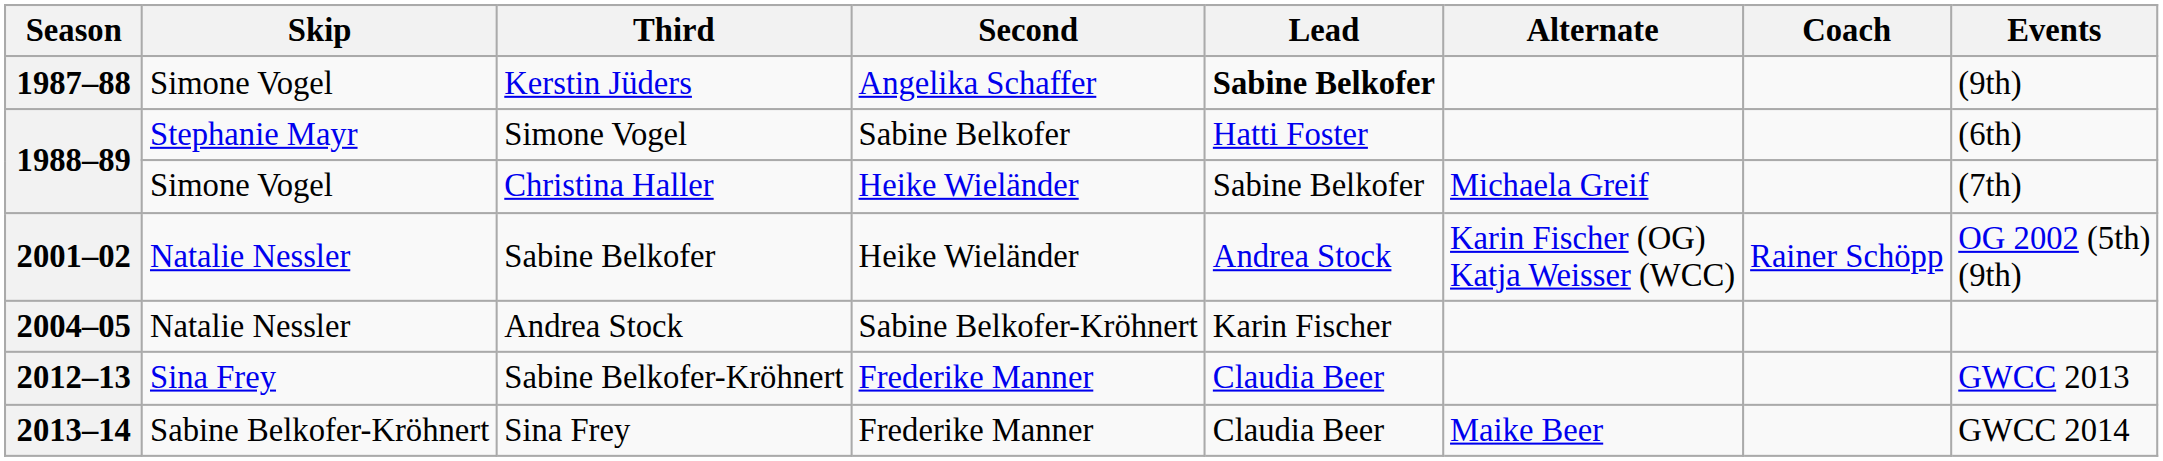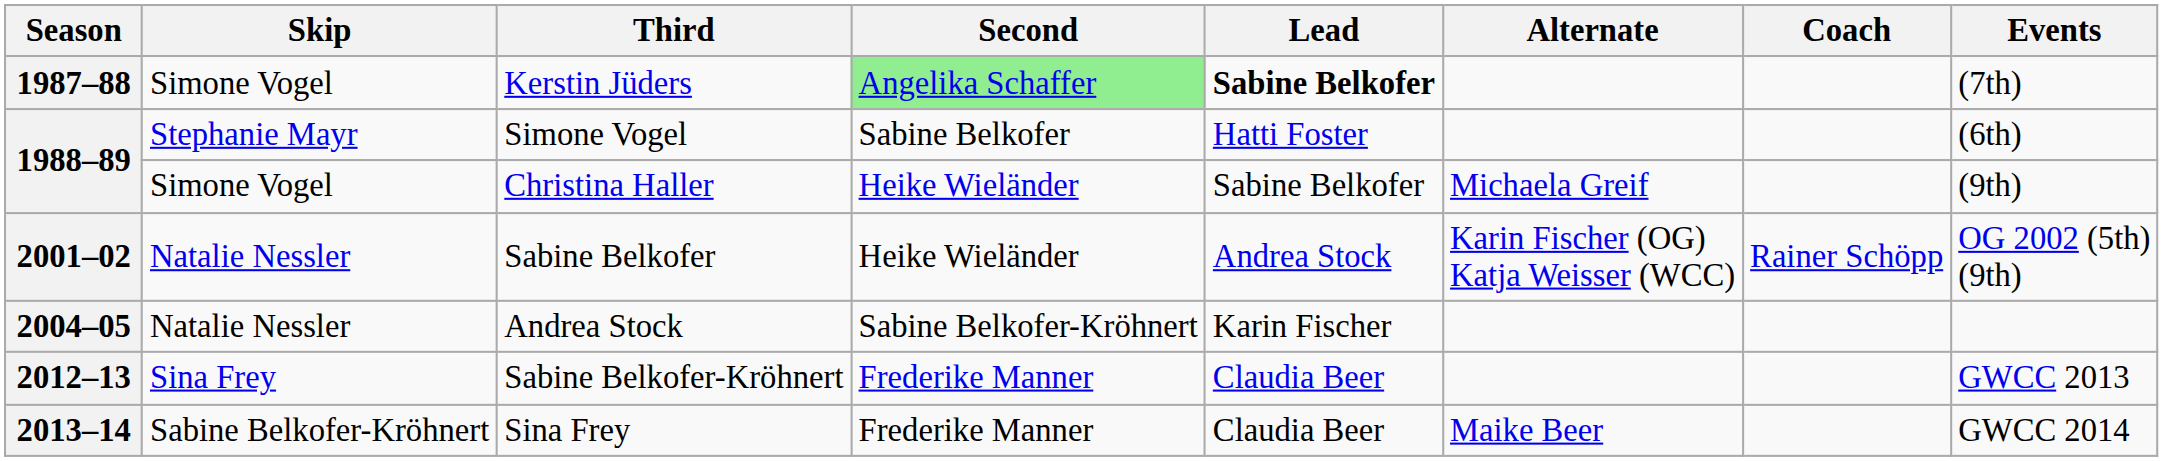(977, 82) no background -> (977, 82) lightgreen background
(1990, 82) (9th) -> (1990, 82) (7th)
(1990, 185) (7th) -> (1990, 185) (9th)
